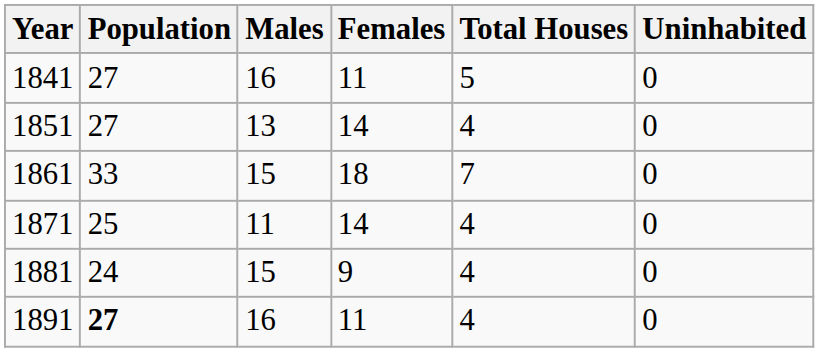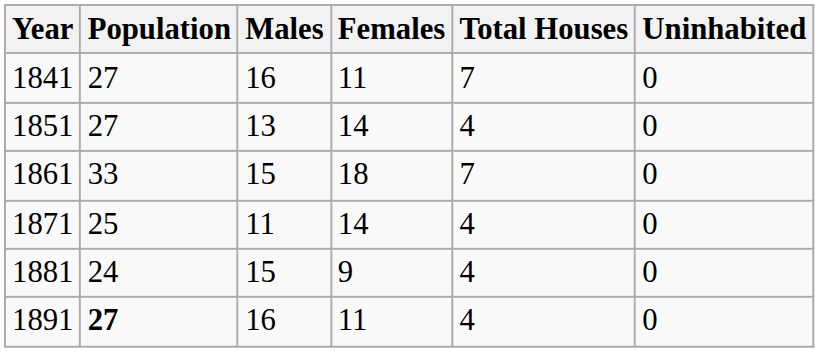(467, 77) 5 -> (467, 77) 7
